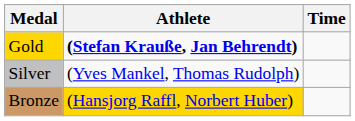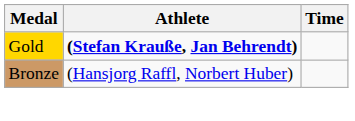- row: (29, 73)
(180, 101) gold background -> (180, 73) no background
